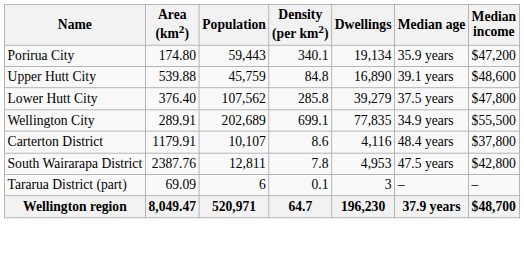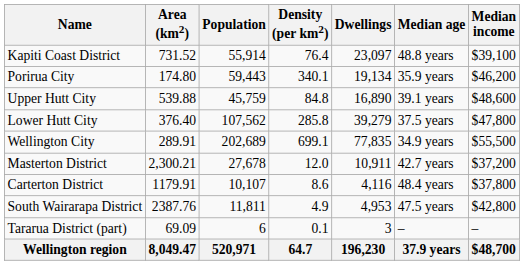+ row: (64, 55)
(494, 55) $47,200 -> (494, 77) $46,200
+ row: (57, 163)
(247, 163) 12,811 -> (248, 206) 11,811
(320, 163) 7.8 -> (320, 206) 4.9
